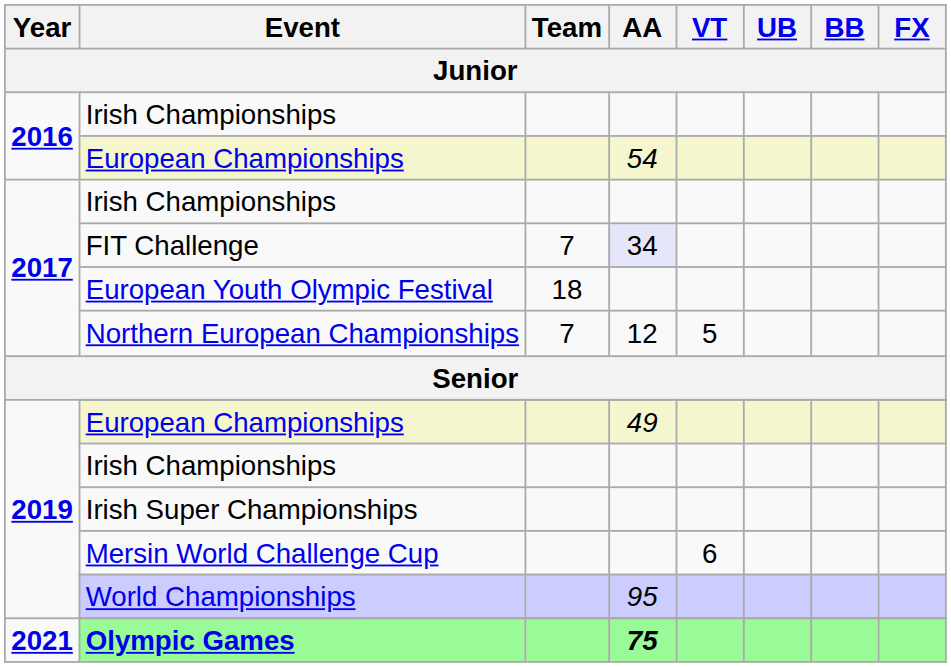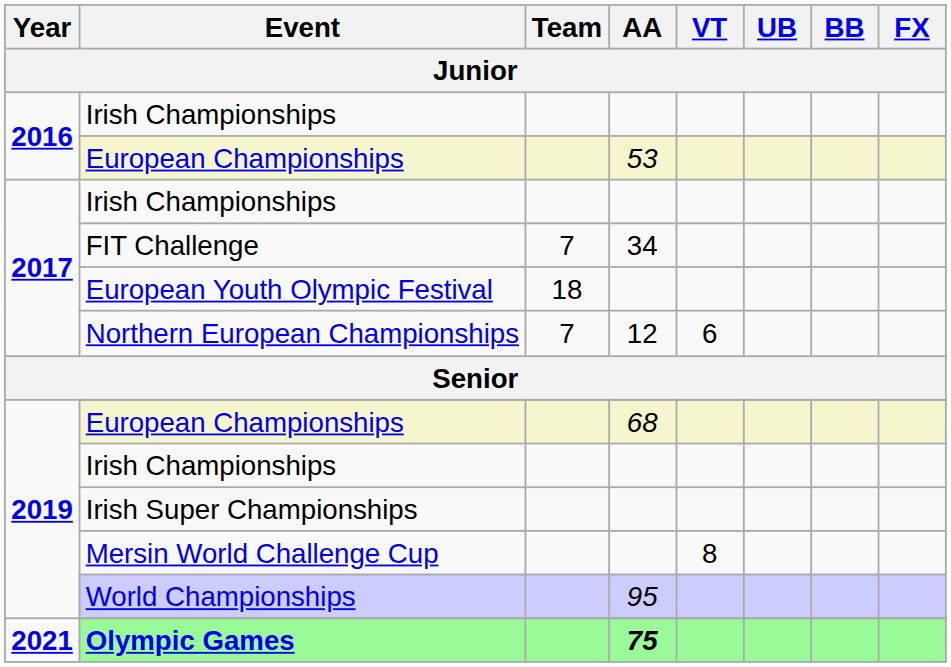(642, 158) 54 -> (642, 158) 53
(642, 246) lavender background -> (642, 246) no background
(710, 334) 5 -> (710, 334) 6
(642, 421) 49 -> (642, 421) 68
(710, 553) 6 -> (710, 553) 8
